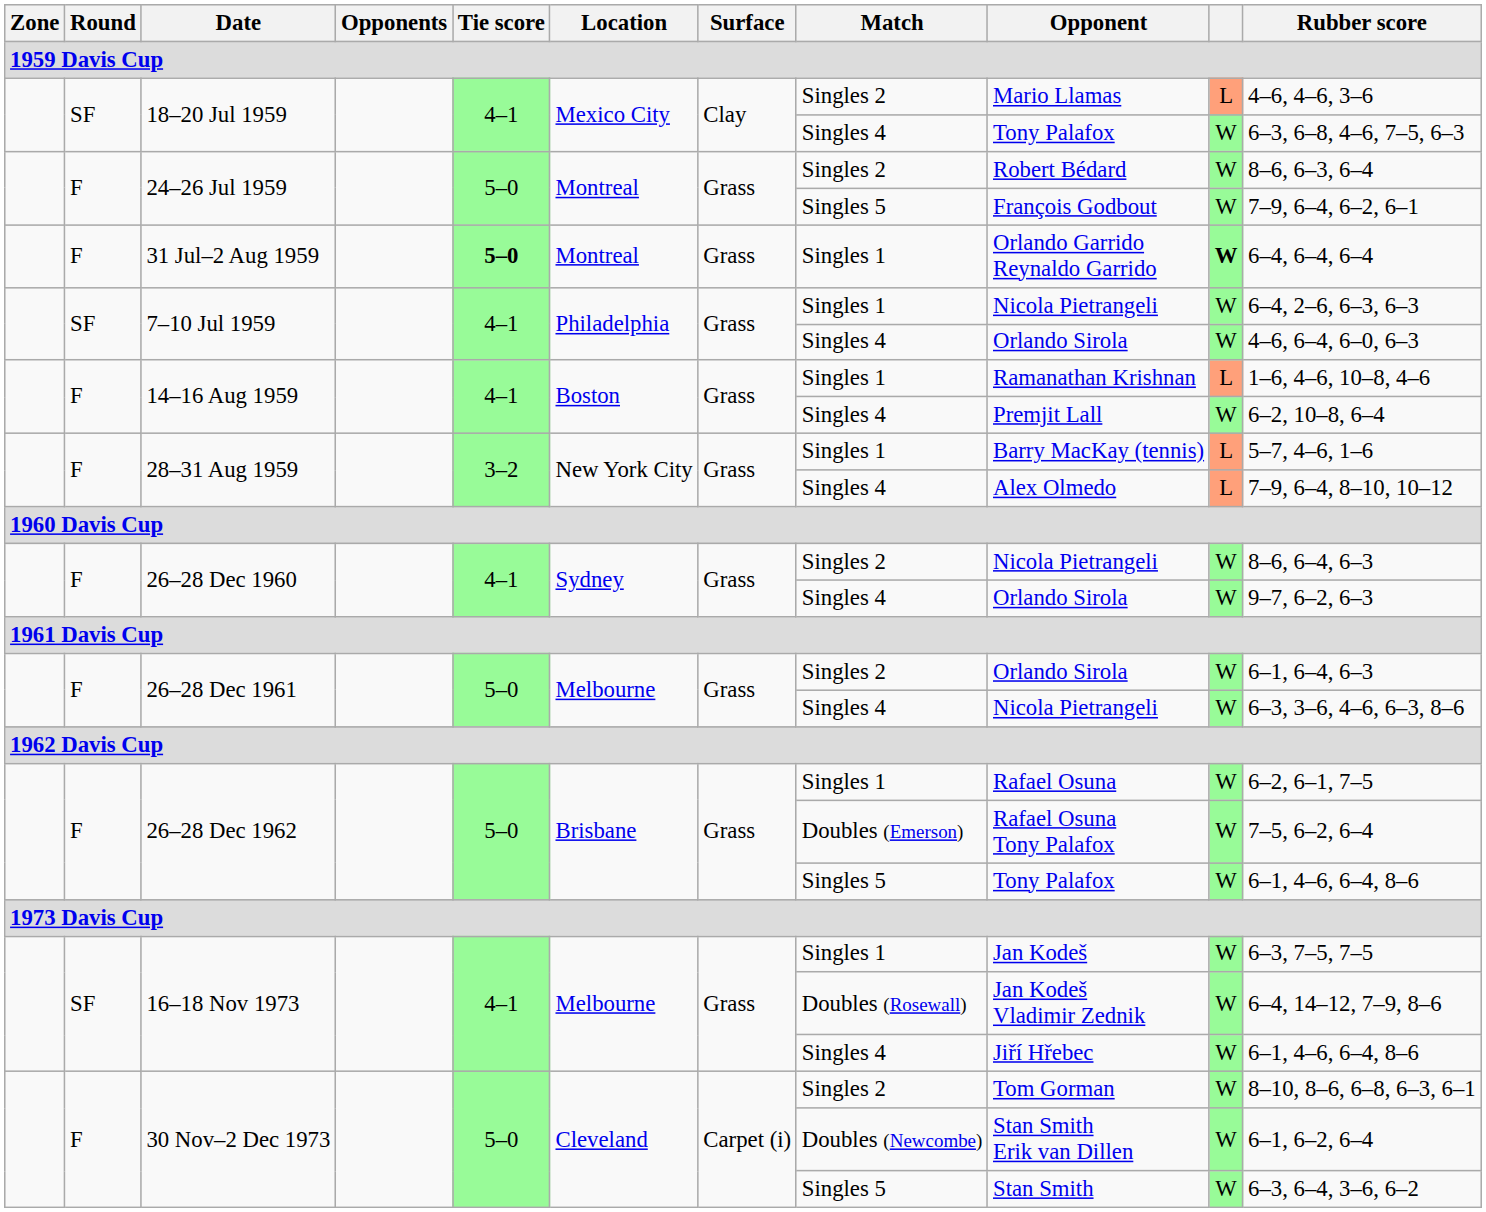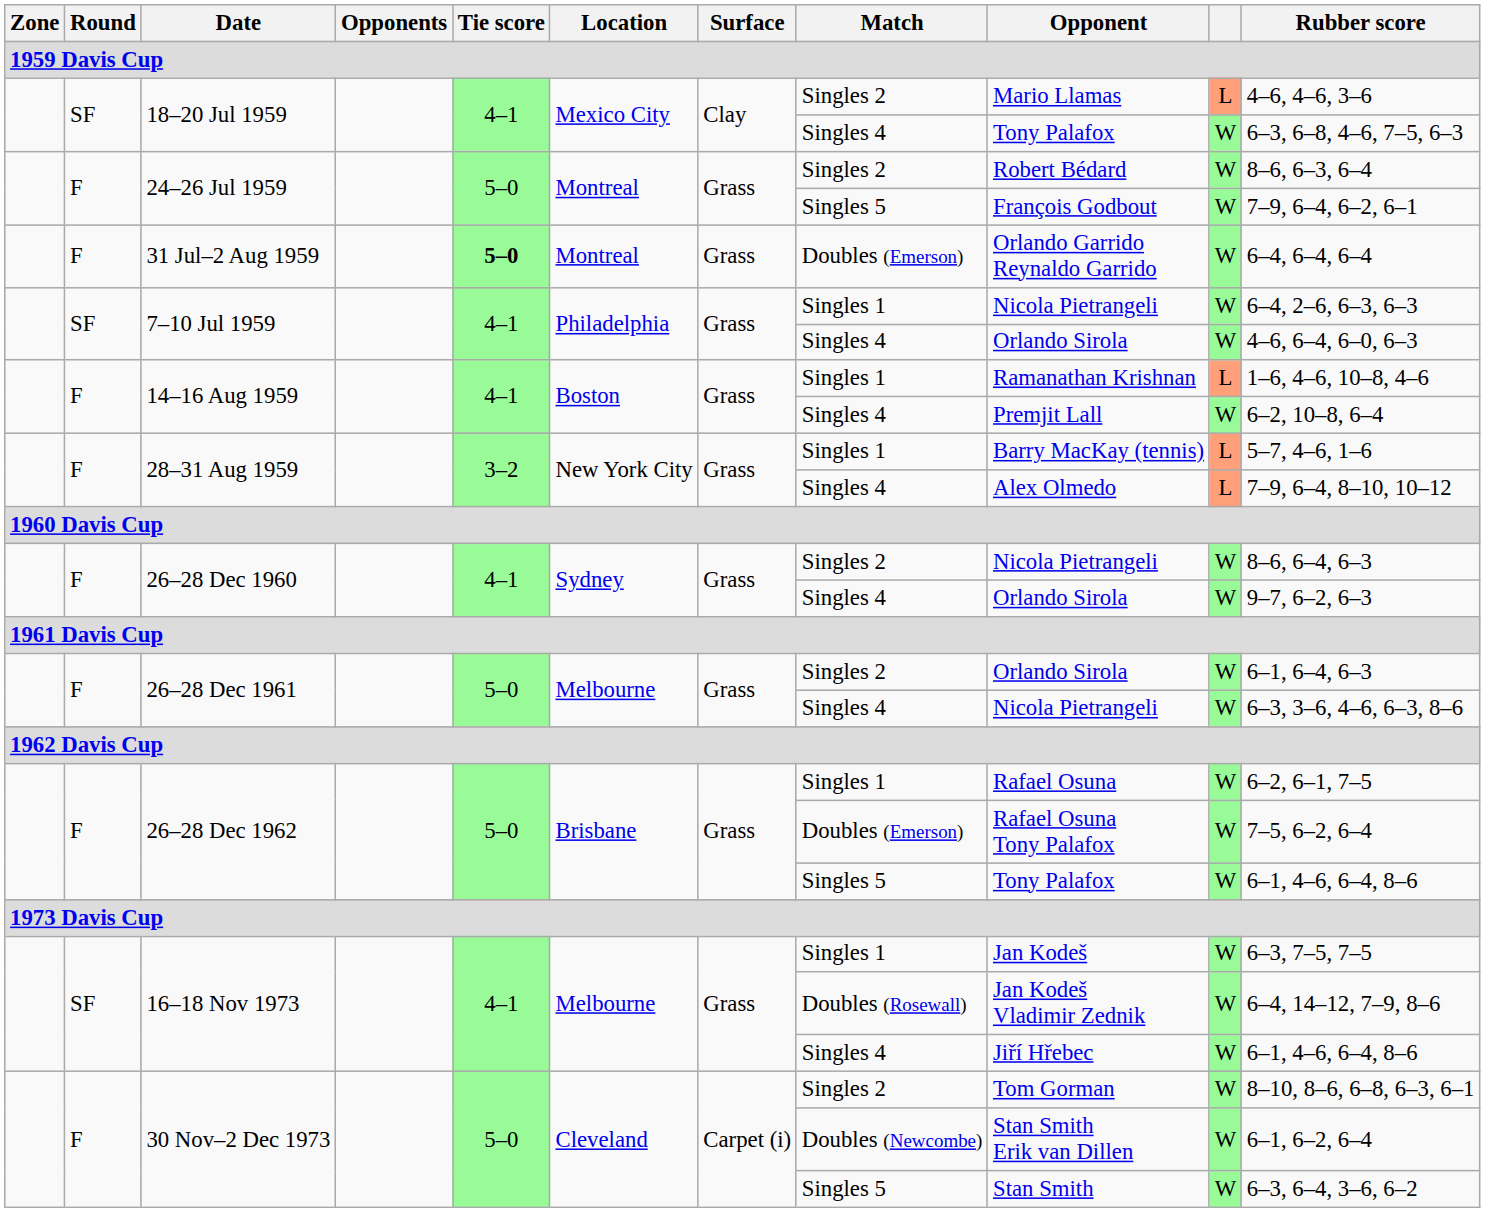(844, 255) Singles 1 -> (883, 255) Doubles (Emerson)
(1226, 255) bold -> (1225, 255) normal
